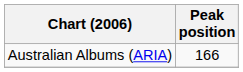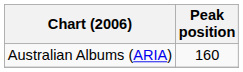(207, 55) 166 -> (207, 55) 160
